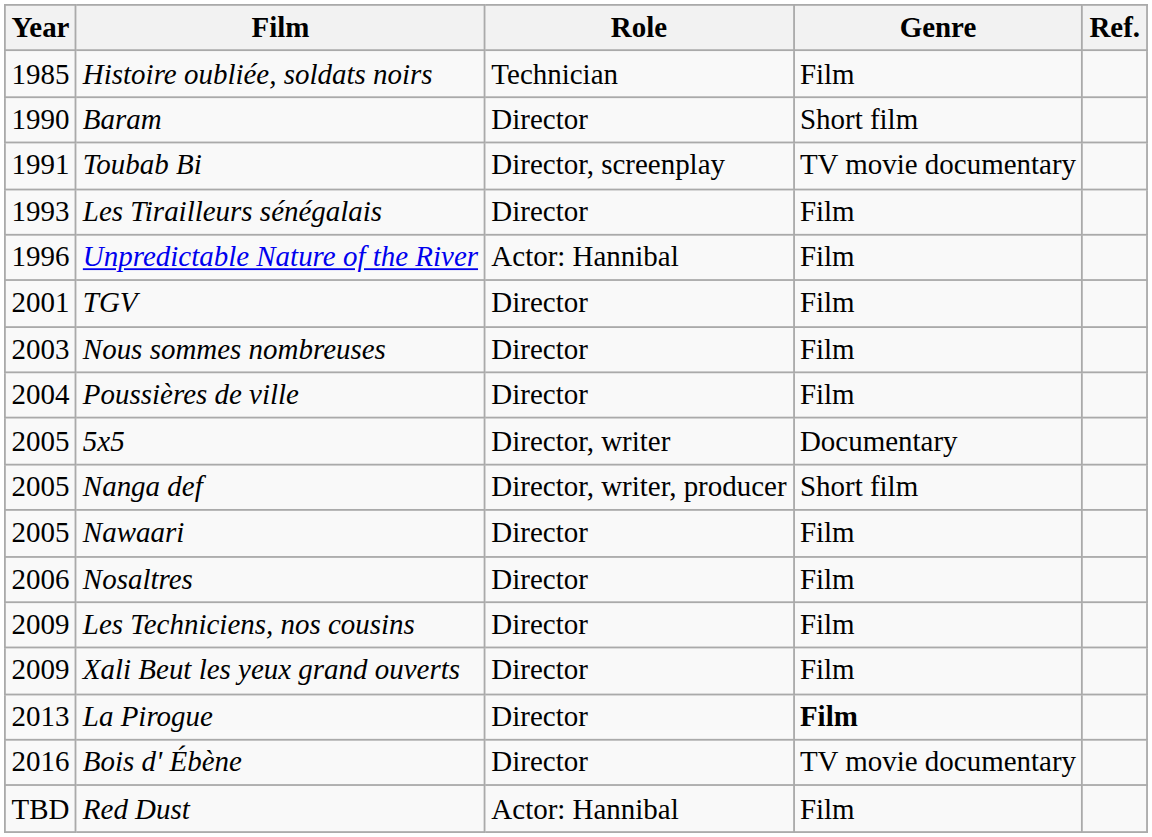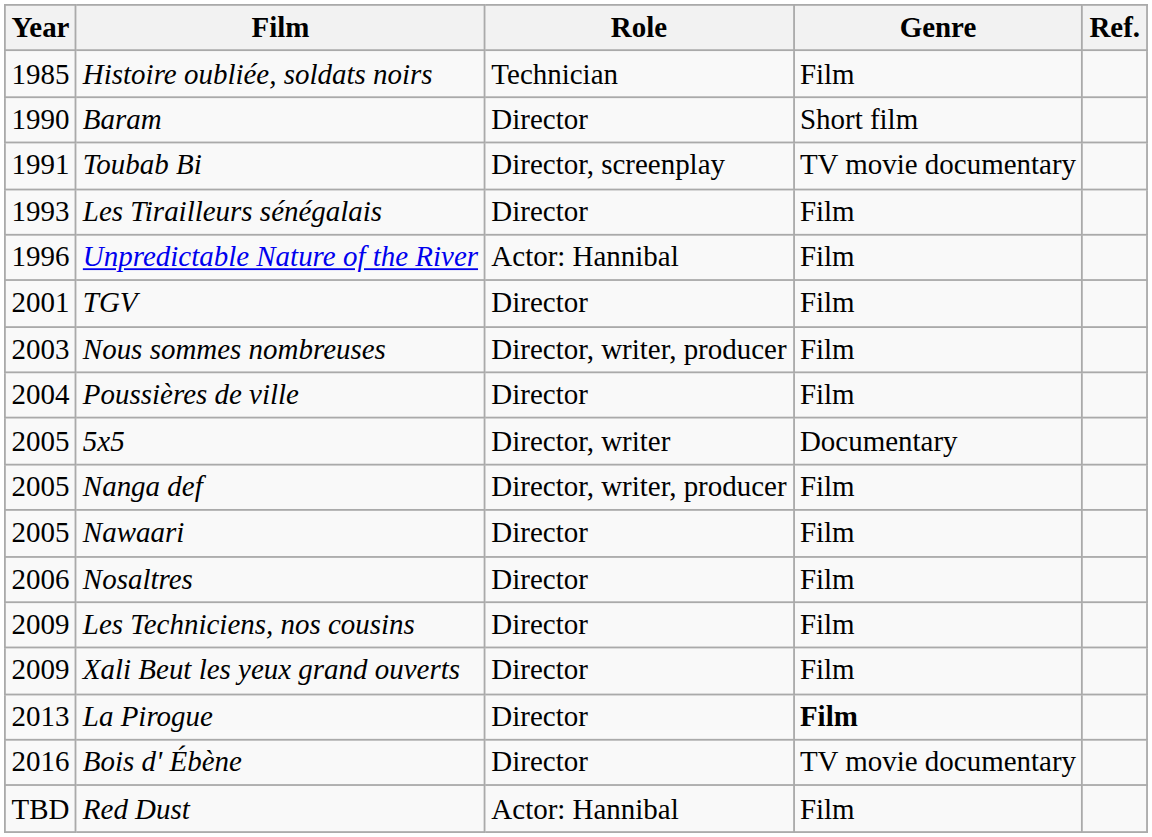(540, 348) Director -> (639, 348) Director, writer, producer
(859, 486) Short film -> (827, 486) Film
